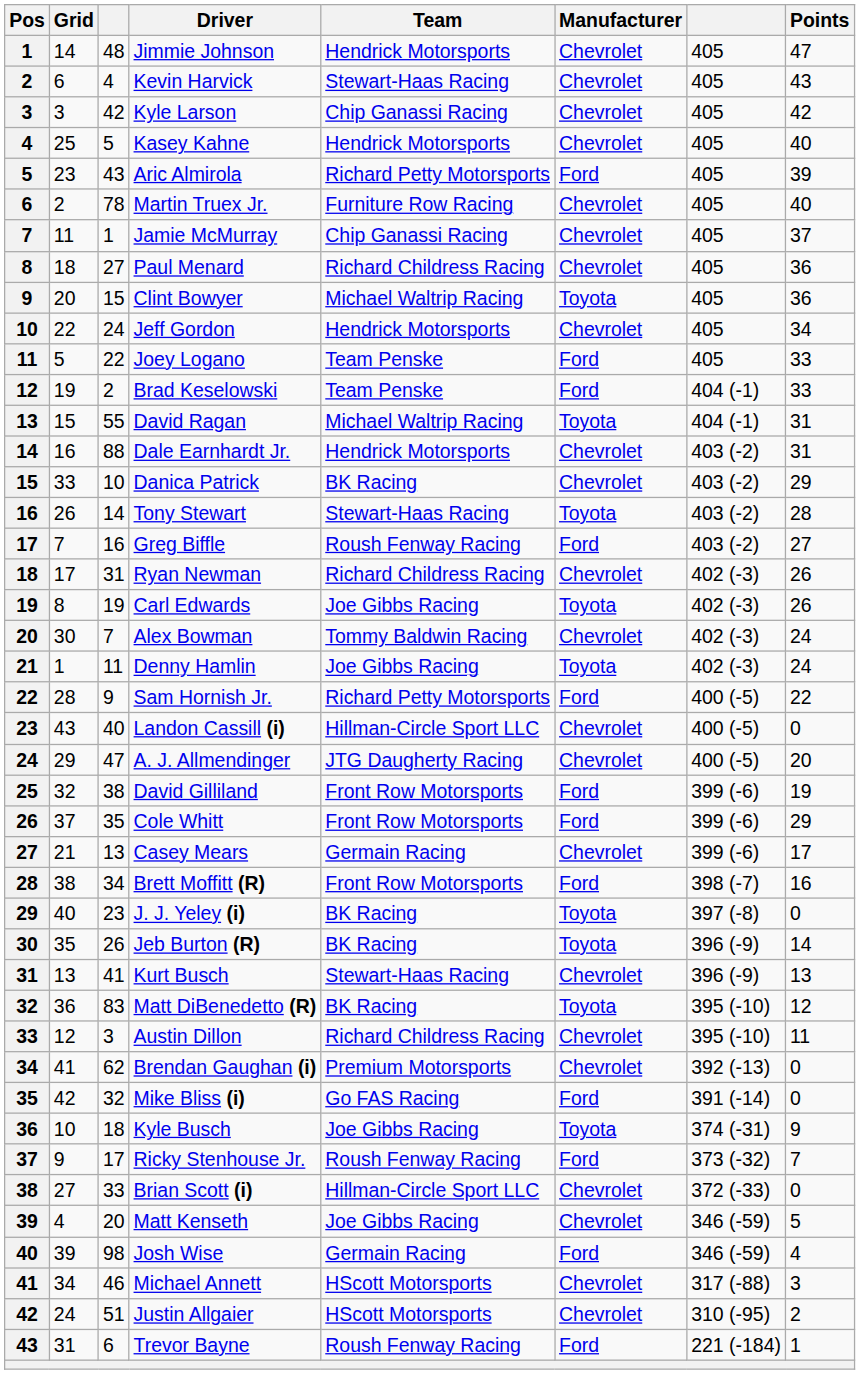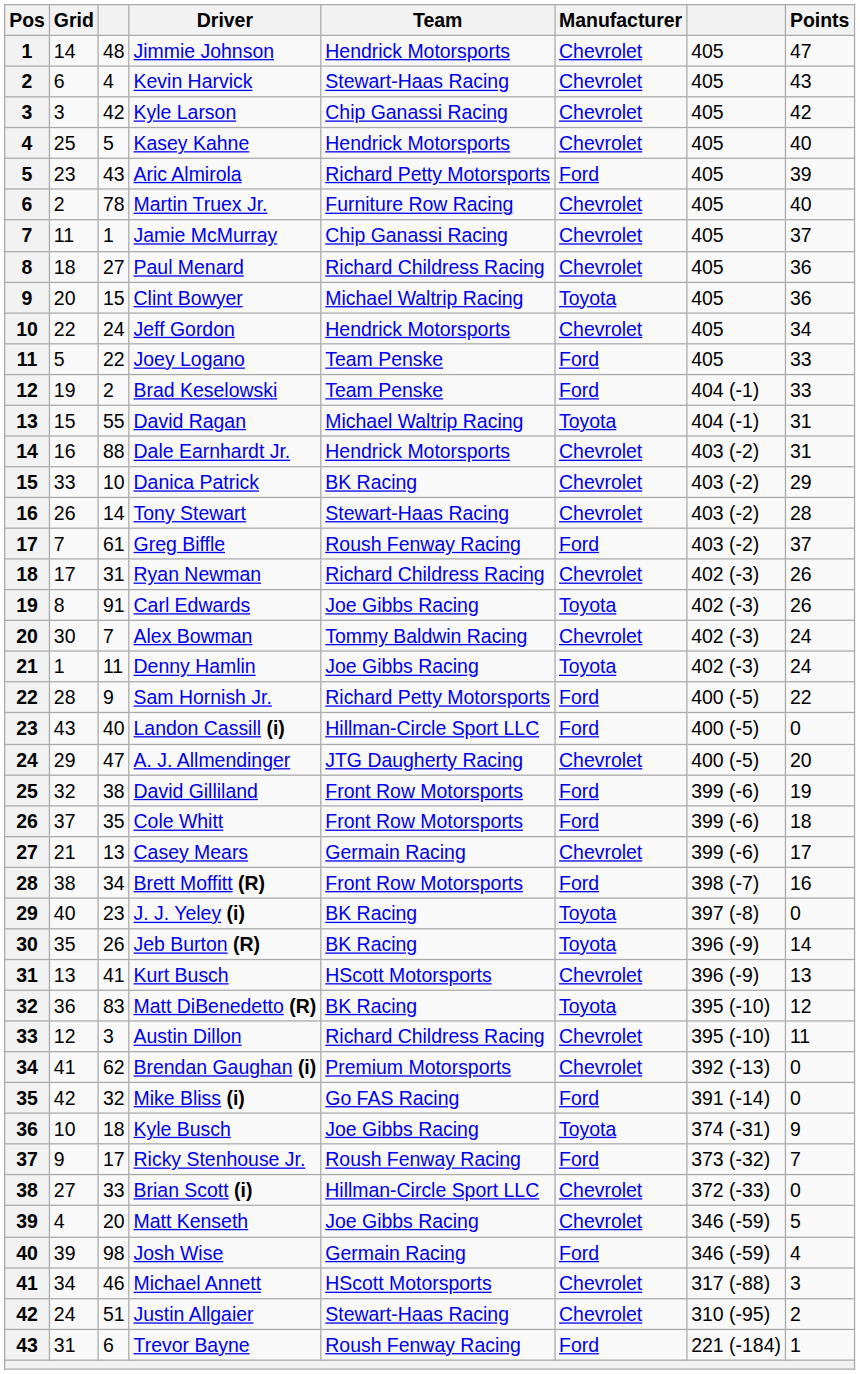(588, 513) Toyota -> (601, 513) Chevrolet
(114, 544) 16 -> (114, 544) 61
(801, 544) 27 -> (801, 544) 37
(114, 605) 19 -> (114, 605) 91
(601, 729) Chevrolet -> (579, 729) Ford
(801, 821) 29 -> (801, 821) 18
(417, 975) Stewart-Haas Racing -> (408, 975) HScott Motorsports
(408, 1314) HScott Motorsports -> (417, 1314) Stewart-Haas Racing
